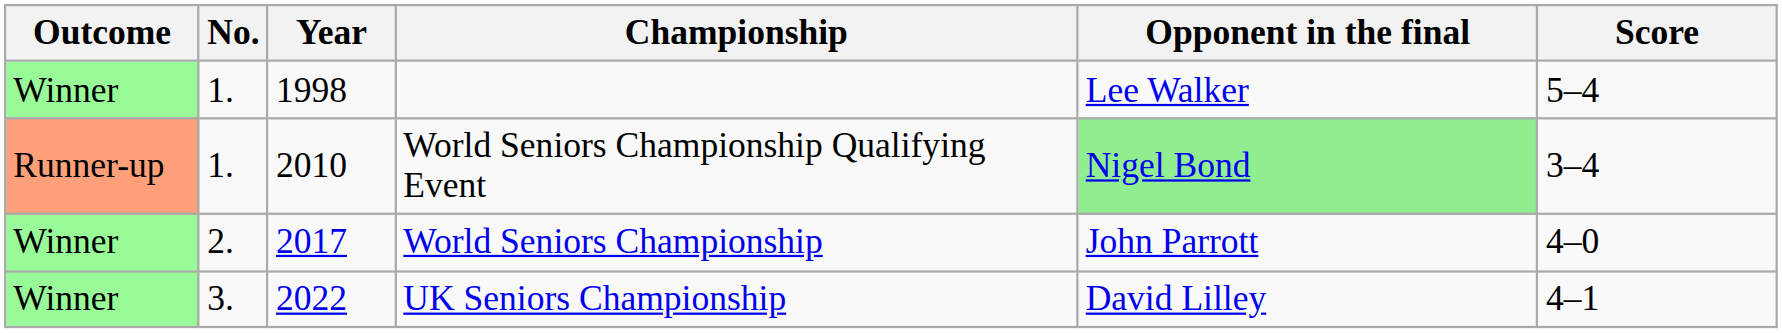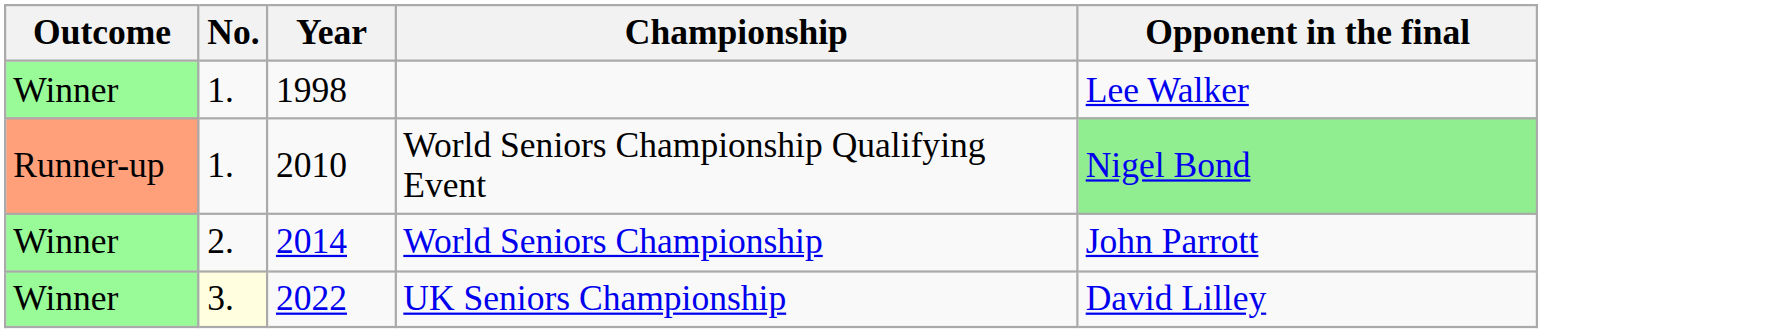- column: (1657, 32)
(311, 241) 2017 -> (311, 241) 2014
(221, 297) no background -> (221, 297) lightyellow background
